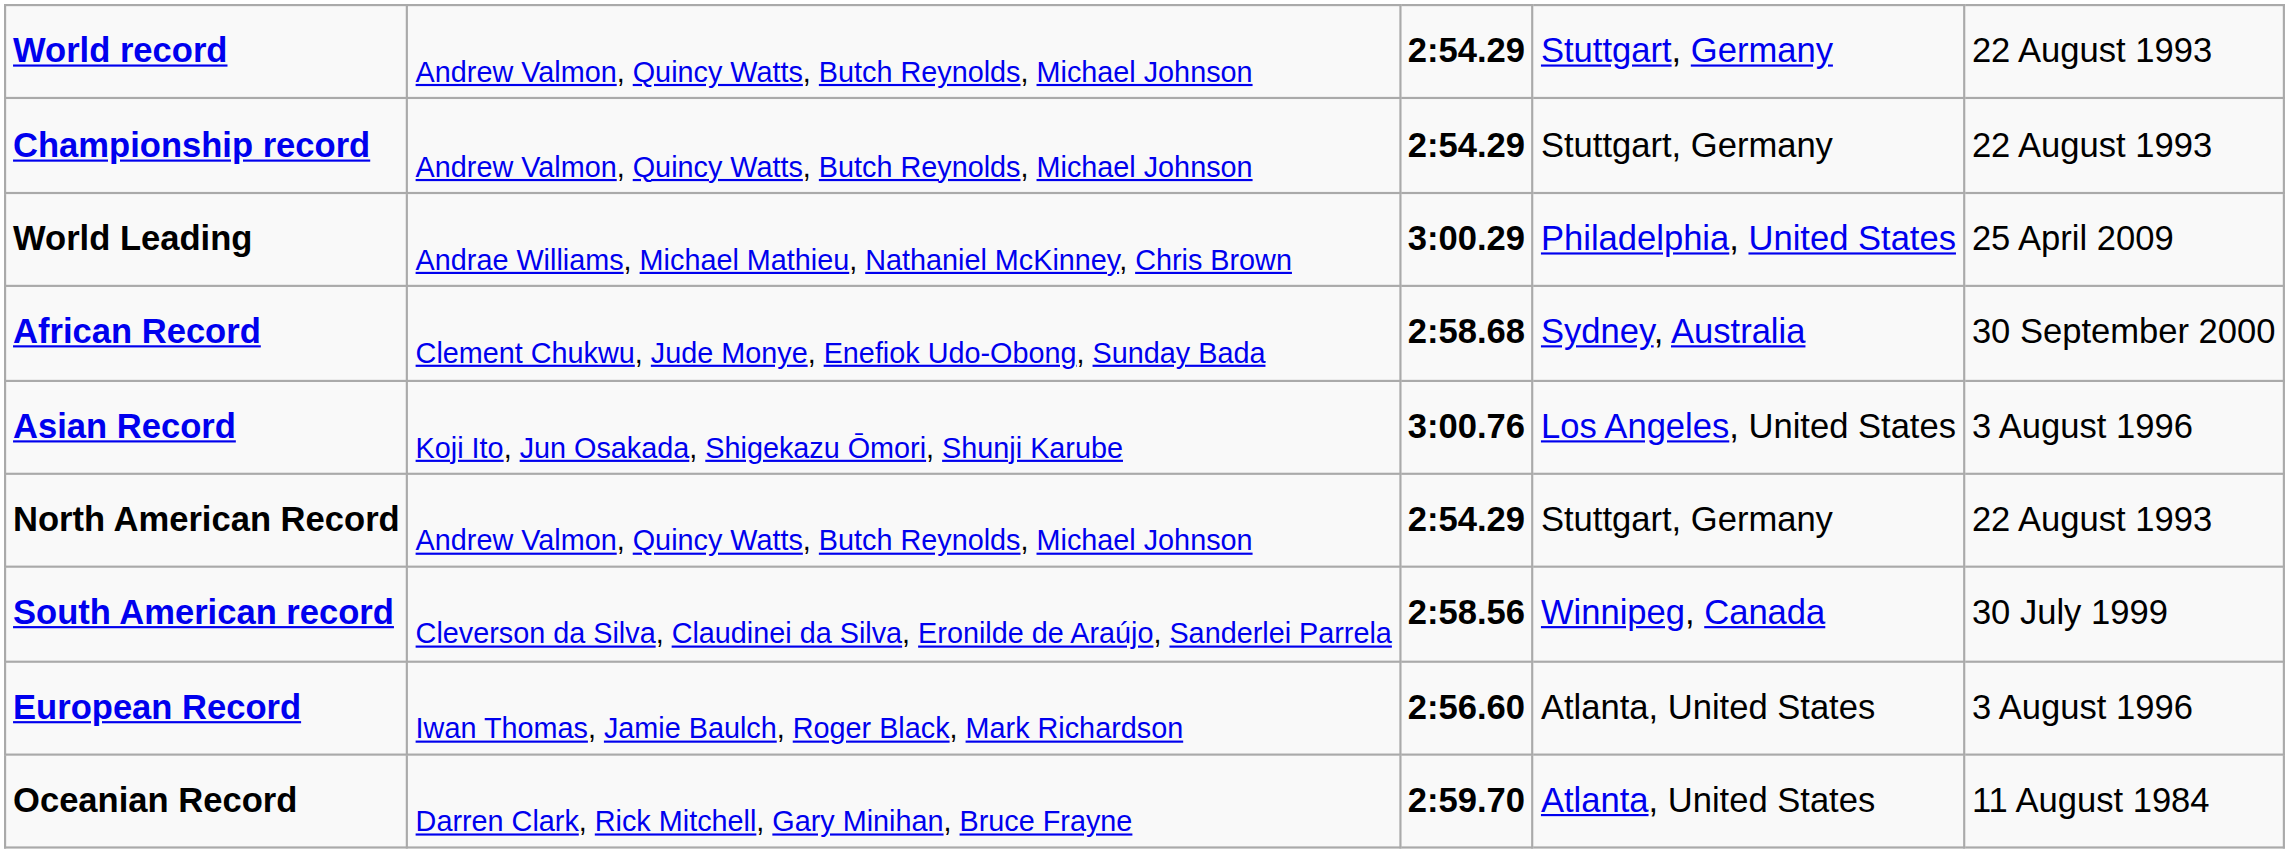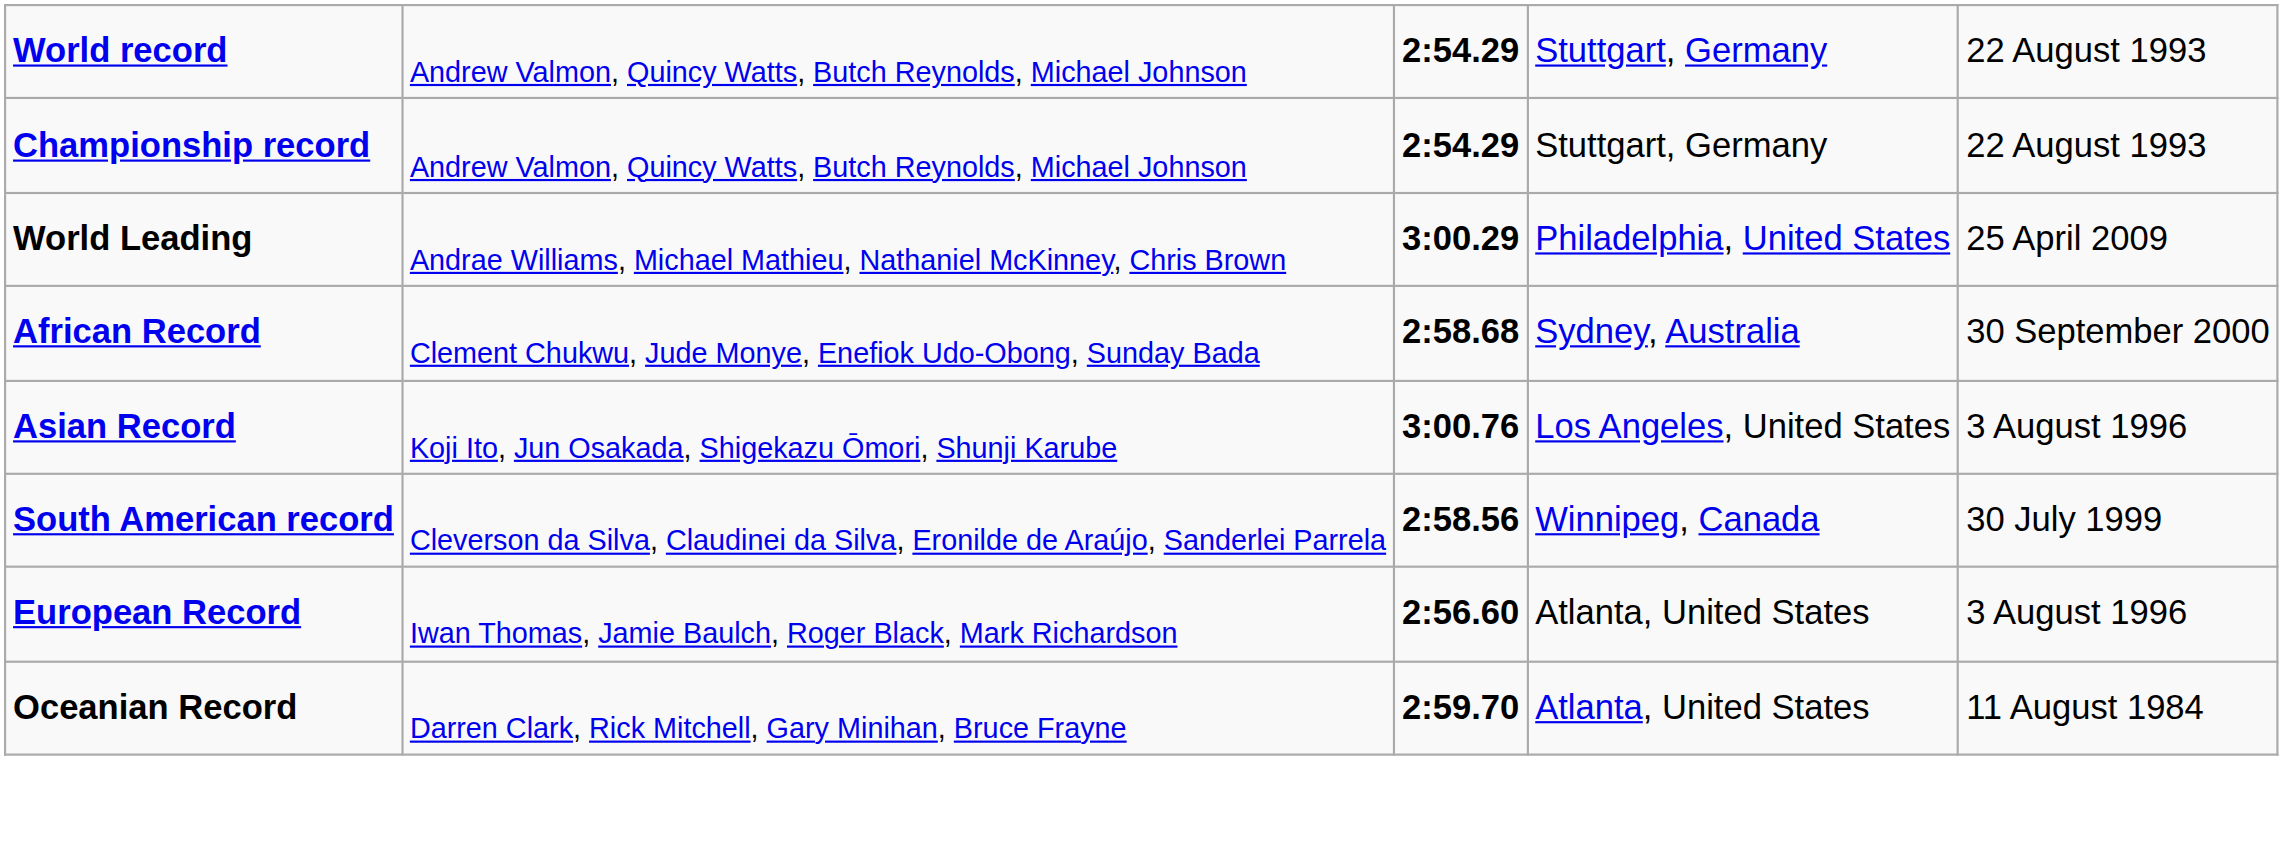- row: (206, 519)
